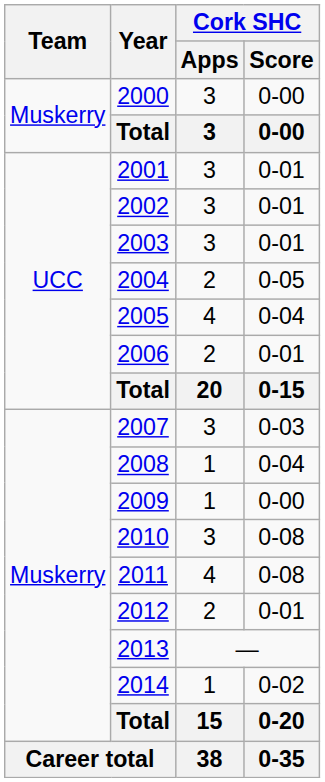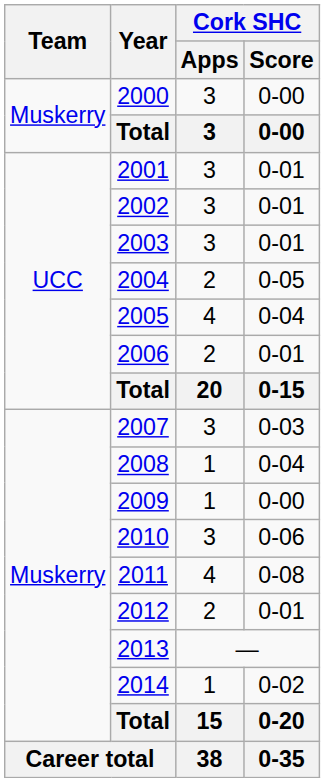(281, 538) 0-08 -> (281, 538) 0-06
